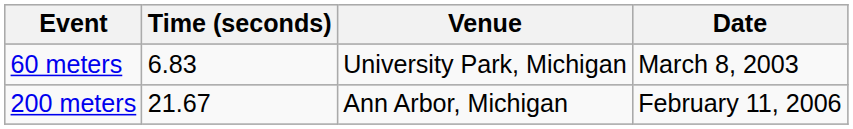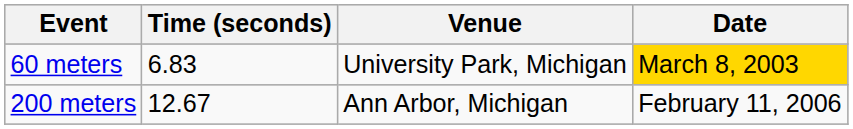(718, 64) no background -> (718, 64) gold background
(179, 104) 21.67 -> (179, 104) 12.67
